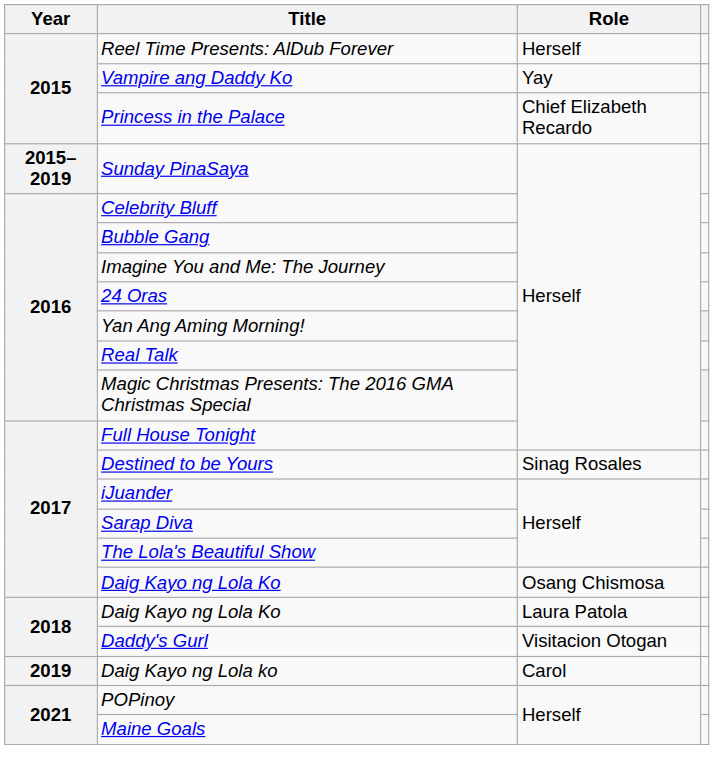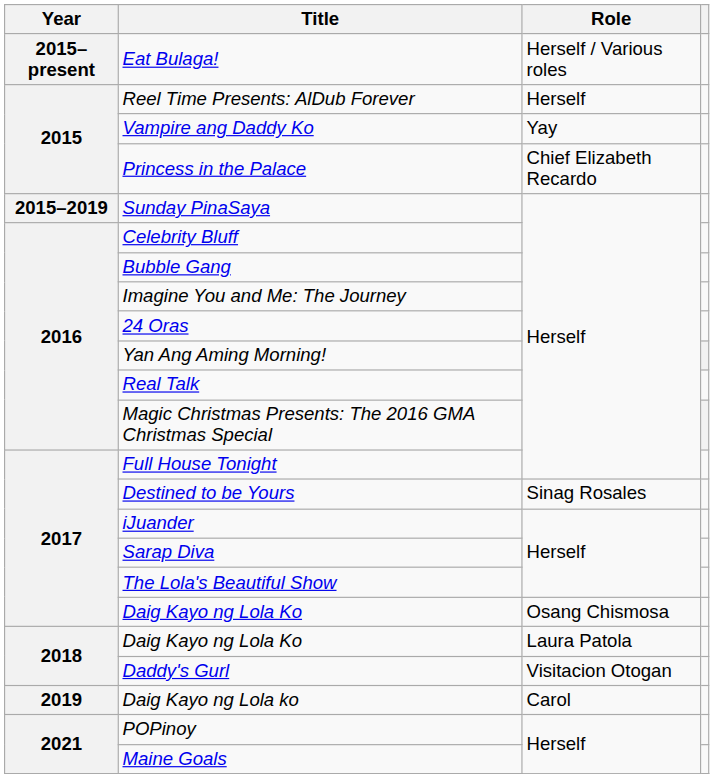+ row: (170, 59)
